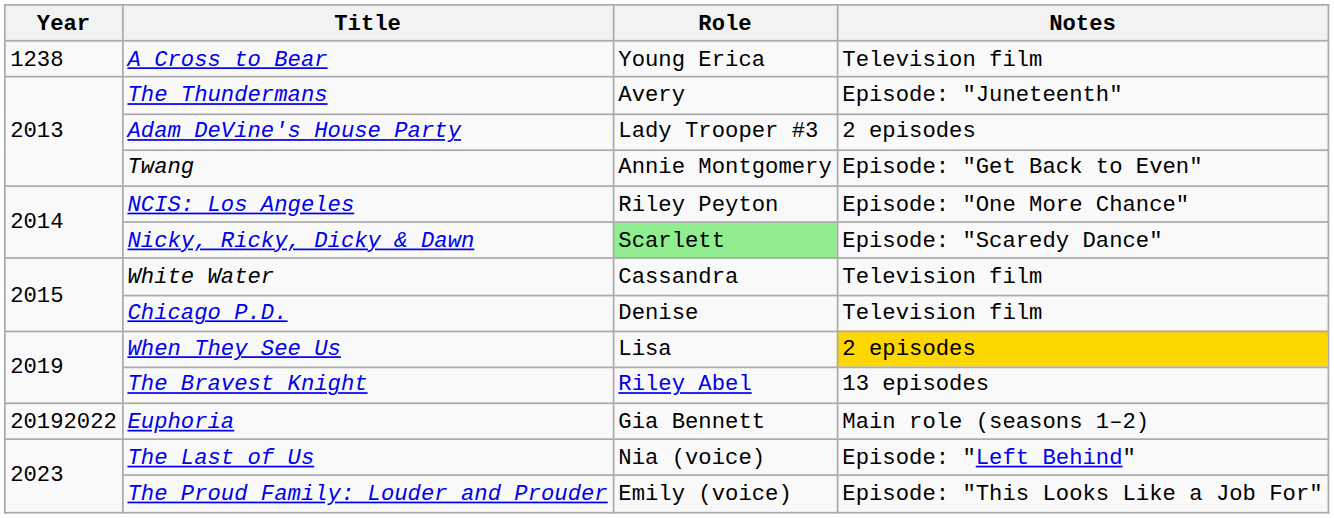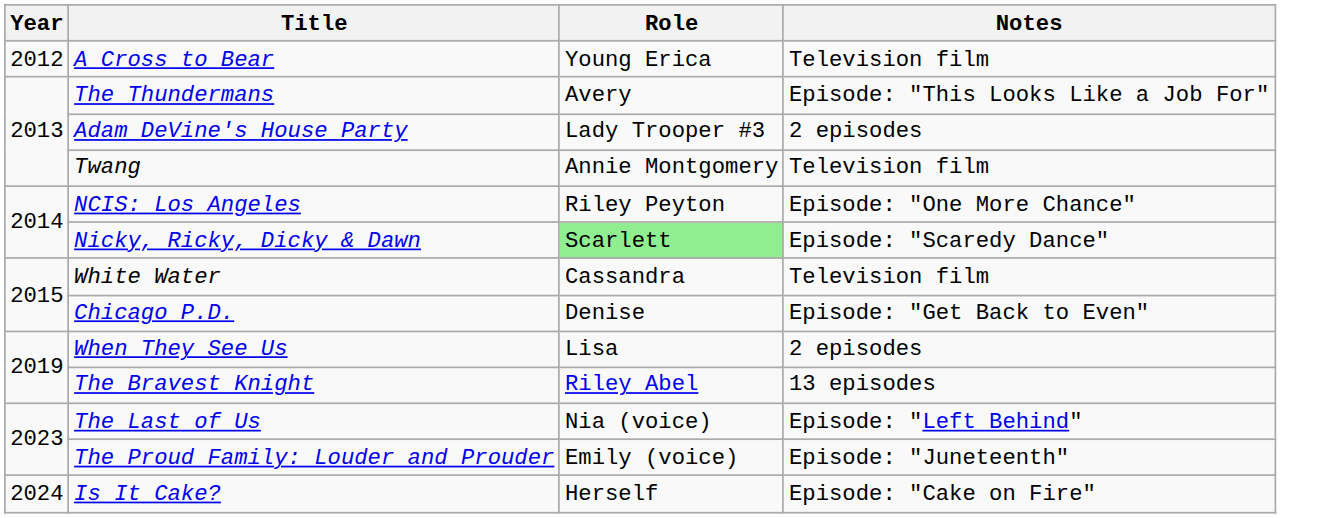(37, 59) 1238 -> (37, 59) 2012
(982, 95) Episode: "Juneteenth" -> (1029, 95) Episode: "This Looks Like a Job For"
(1022, 168) Episode: "Get Back to Even" -> (889, 168) Television film
(942, 313) Television film -> (969, 313) Episode: "Get Back to Even"
(909, 349) gold background -> (856, 349) no background
- row: (181, 422)
(1082, 494) Episode: "This Looks Like a Job For" -> (929, 458) Episode: "Juneteenth"
+ row: (147, 494)
